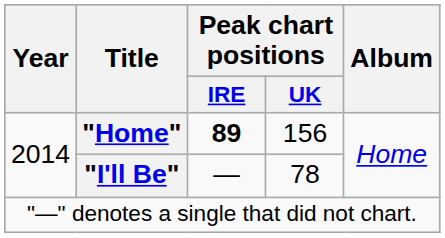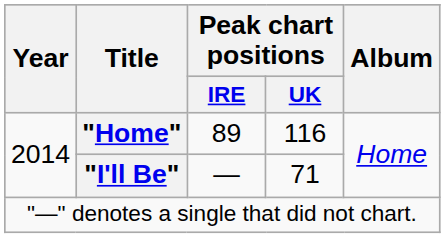(227, 133) bold -> (227, 133) normal
(305, 133) 156 -> (305, 133) 116
(305, 175) 78 -> (305, 175) 71
